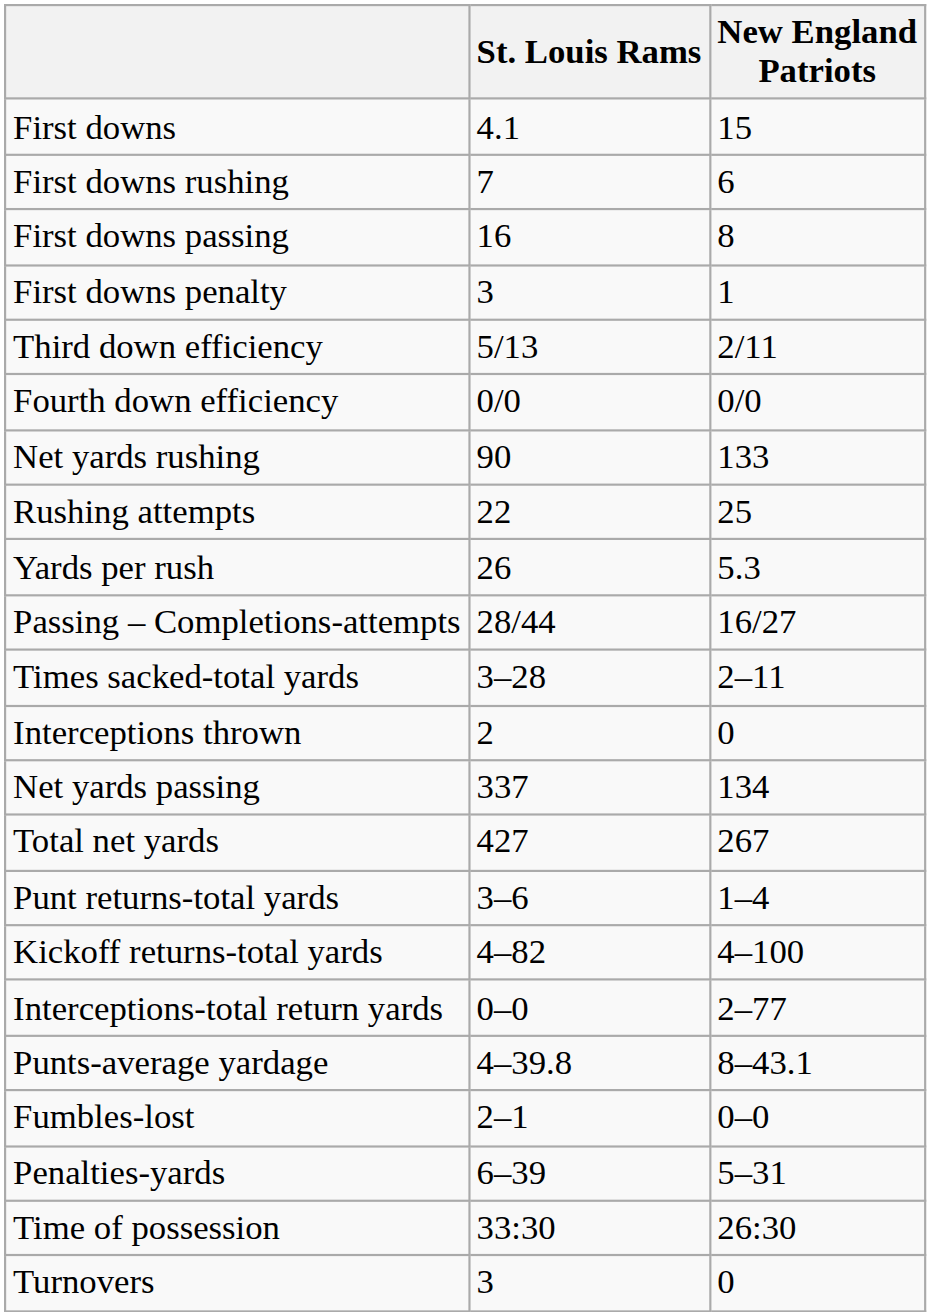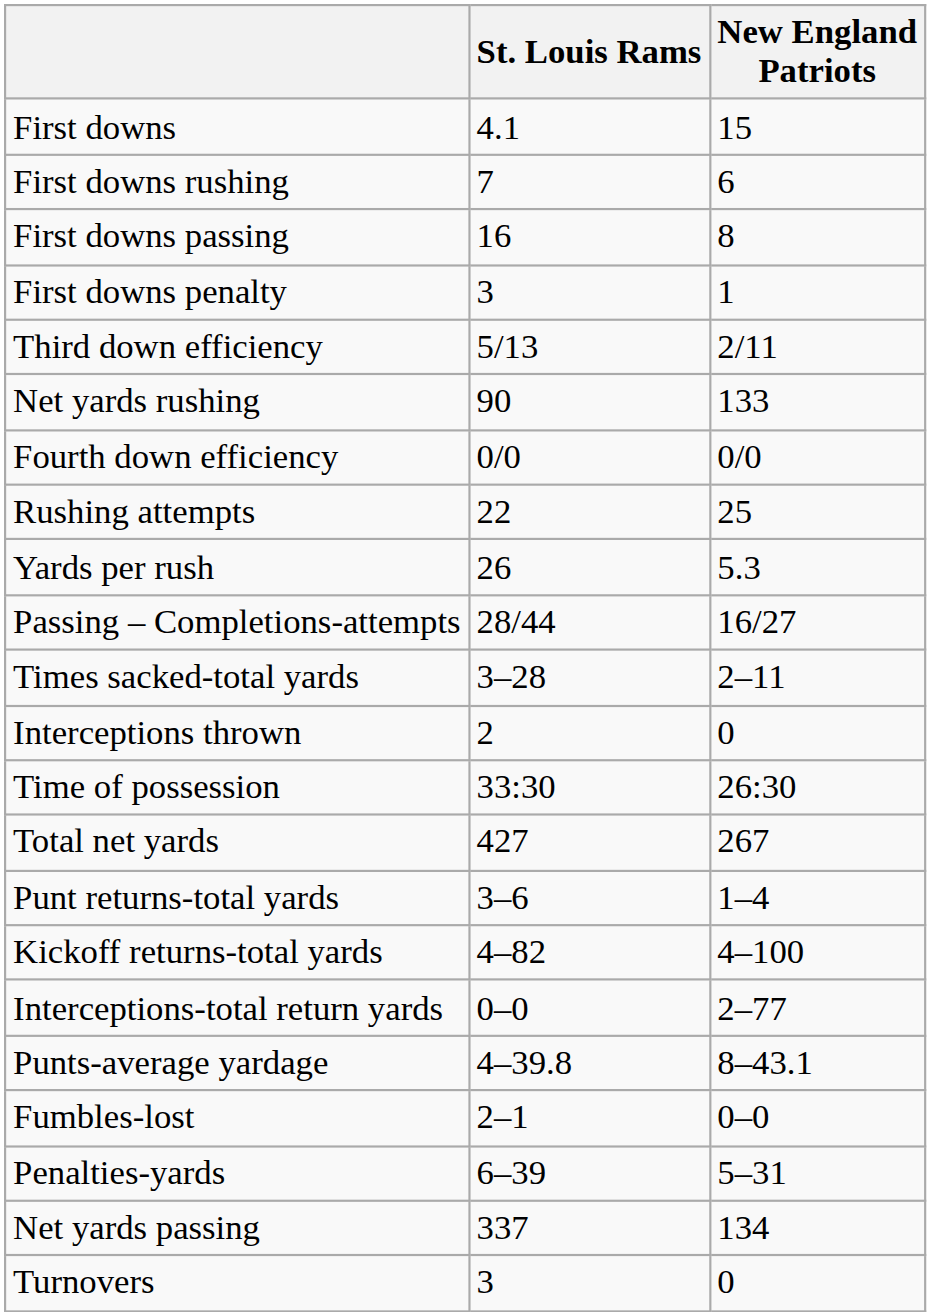rows swapped: (176, 401) <-> (137, 456)
rows swapped: (137, 786) <-> (147, 1227)
